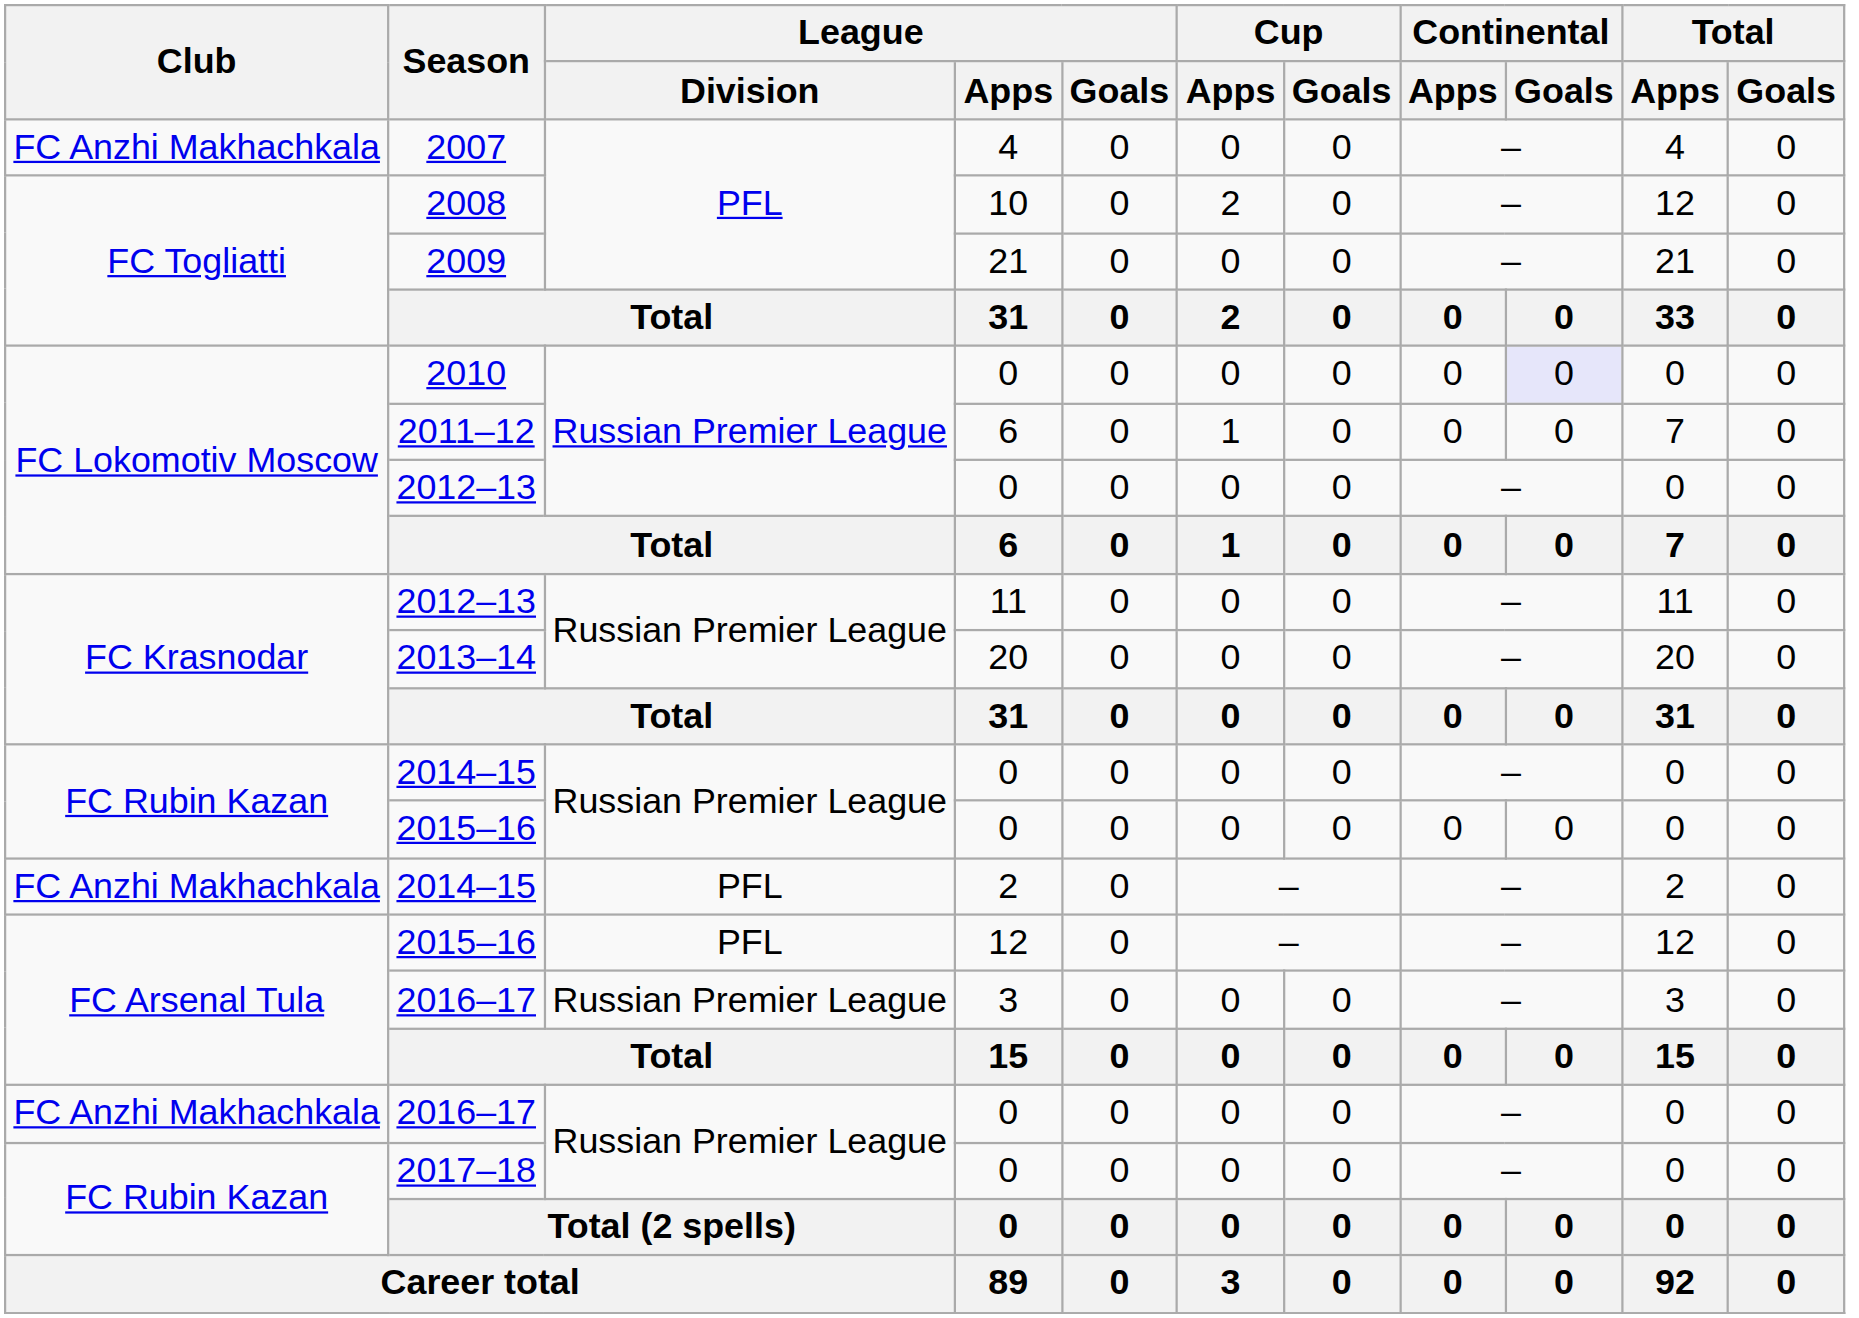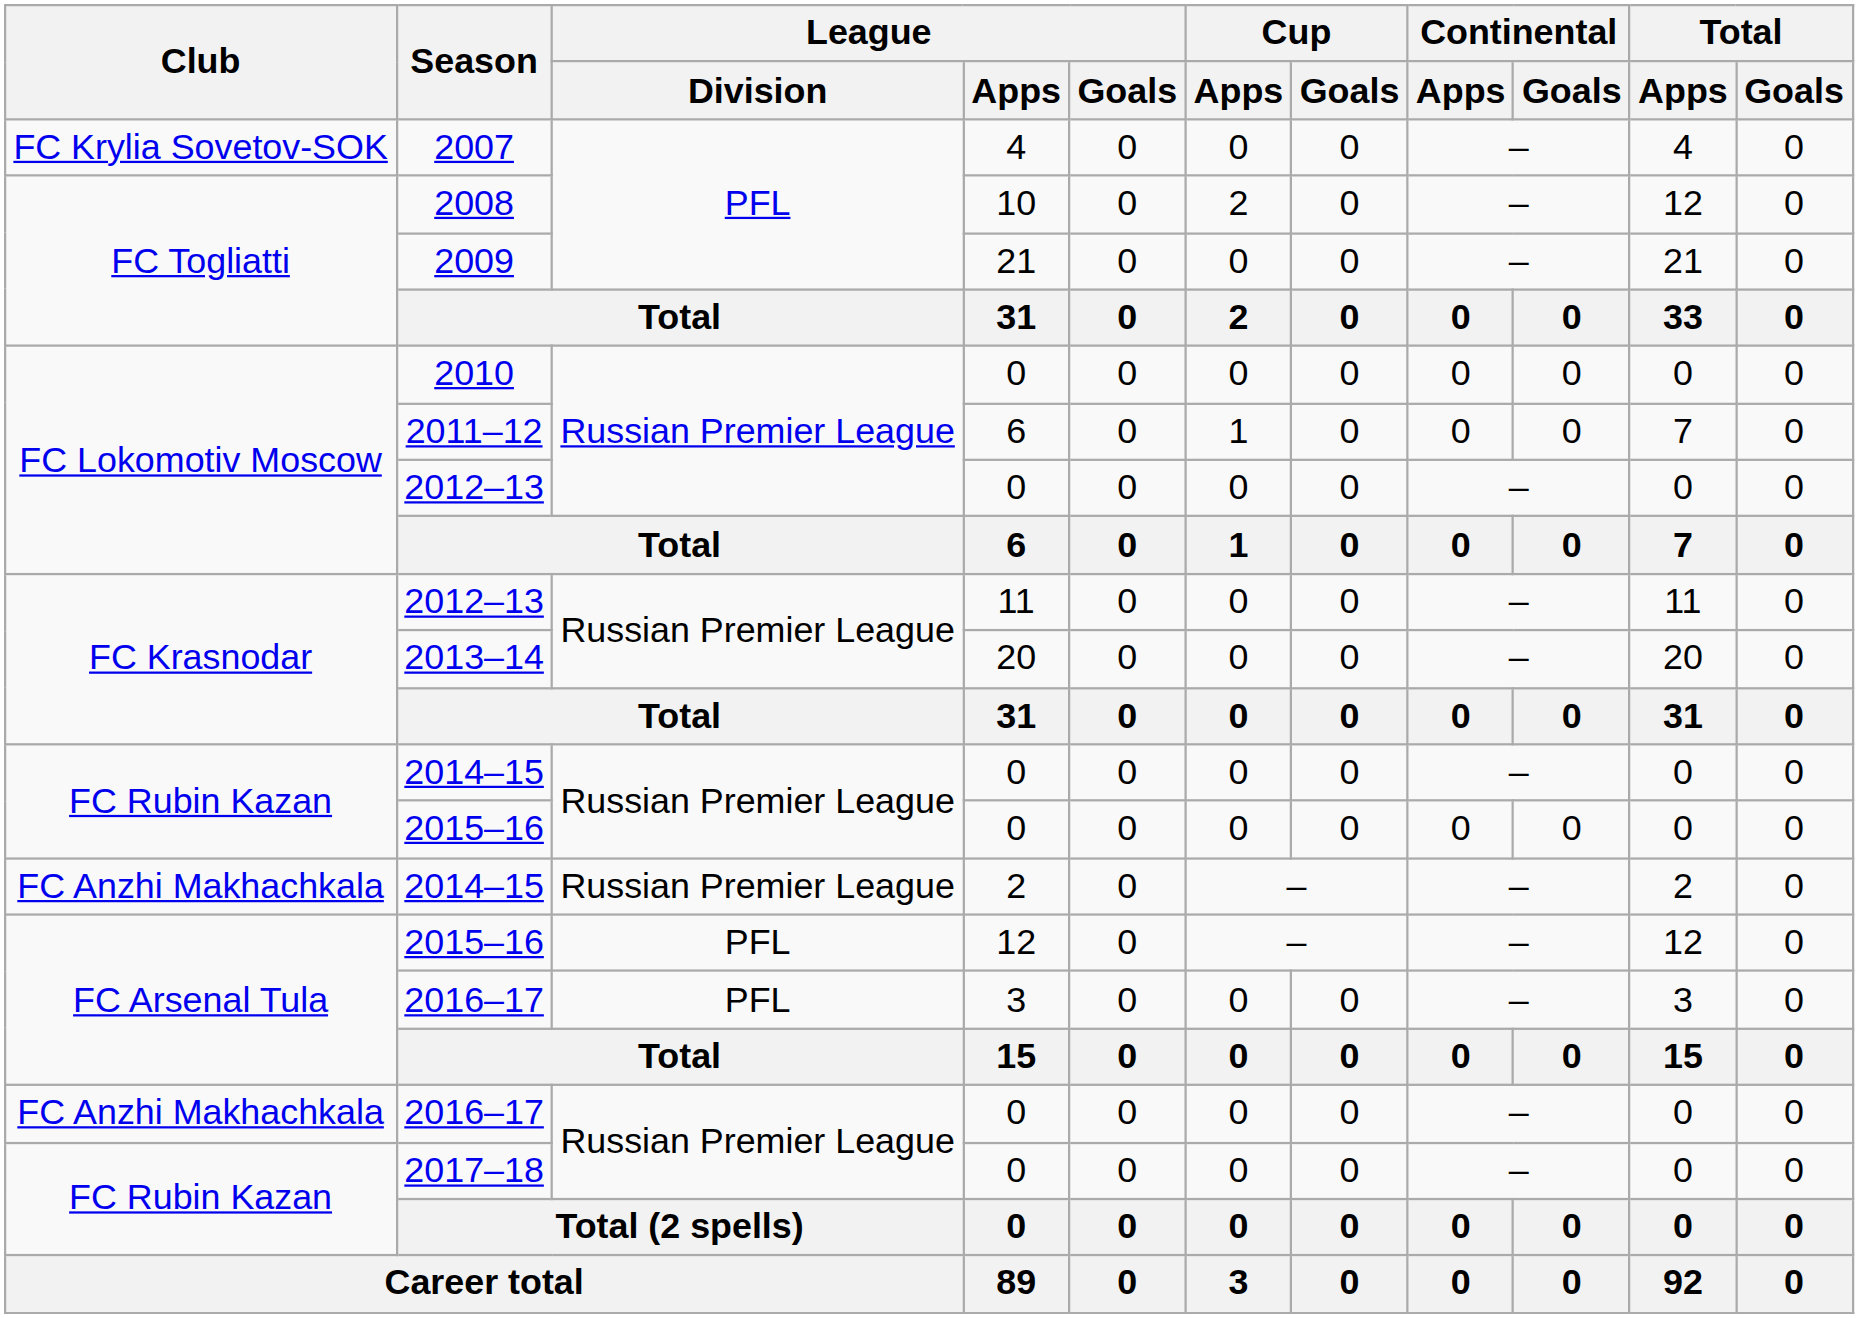(197, 146) FC Anzhi Makhachkala -> (201, 146) FC Krylia Sovetov-SOK
(1564, 373) lavender background -> (1572, 373) no background
(750, 885) PFL -> (758, 885) Russian Premier League
(750, 999) Russian Premier League -> (758, 999) PFL
